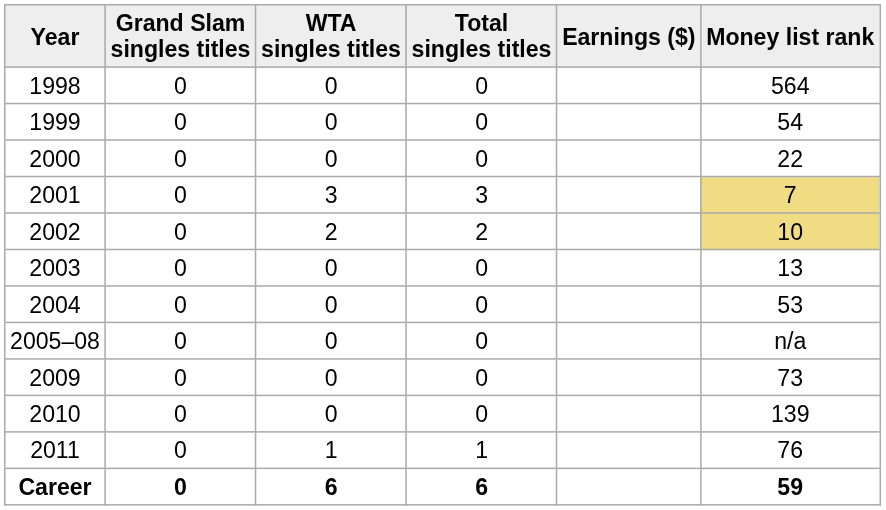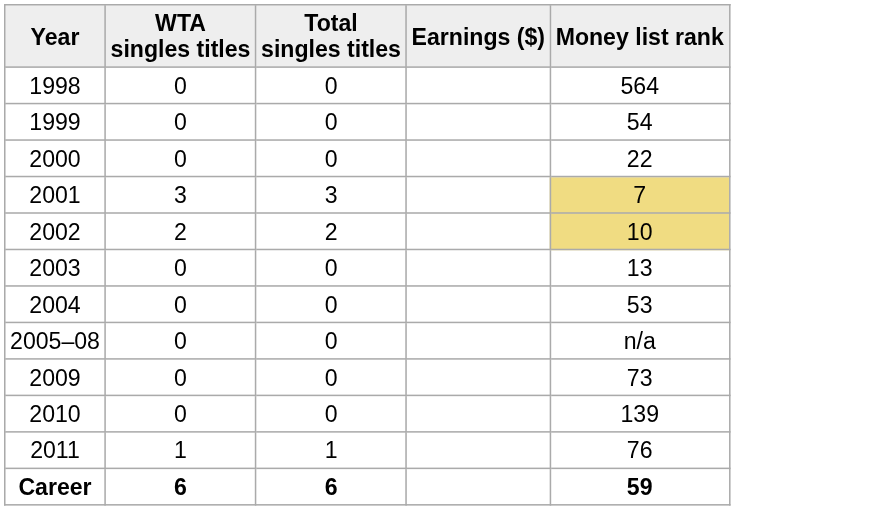- column: (181, 36)
